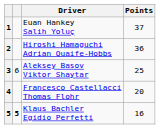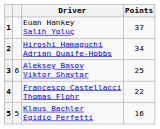(139, 49) 36 -> (139, 49) 34
(139, 92) 20 -> (139, 92) 22
(17, 113) bold -> (17, 113) normal
